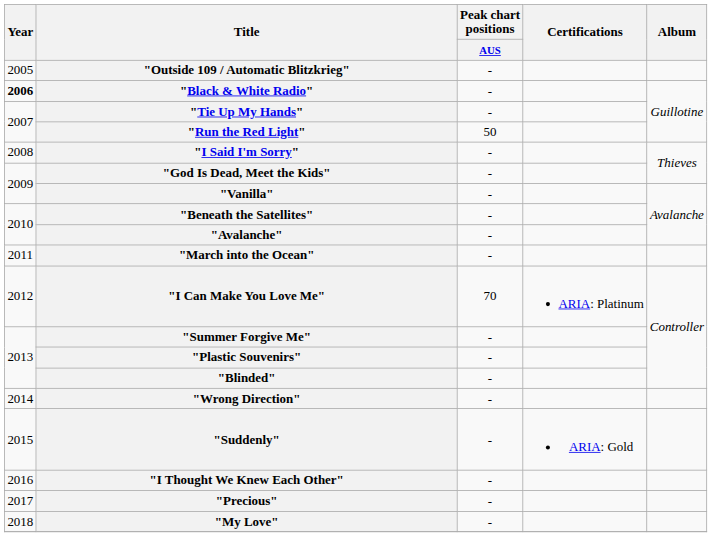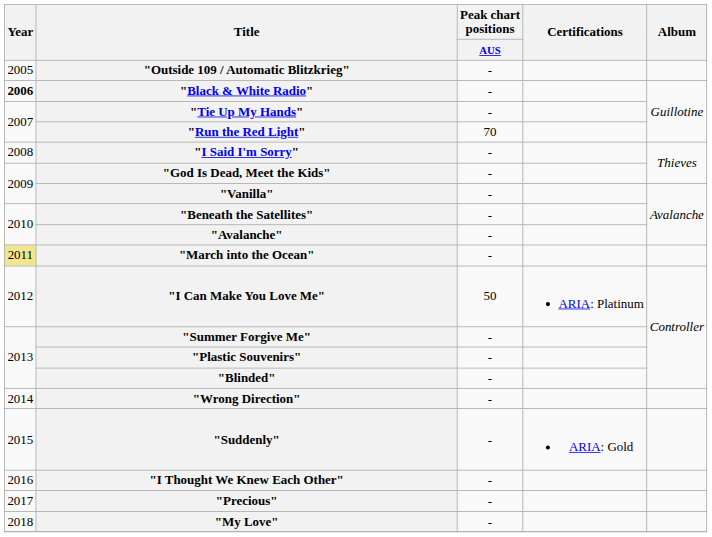(490, 132) 50 -> (490, 132) 70
(20, 255) no background -> (20, 255) khaki background
(490, 296) 70 -> (490, 296) 50
